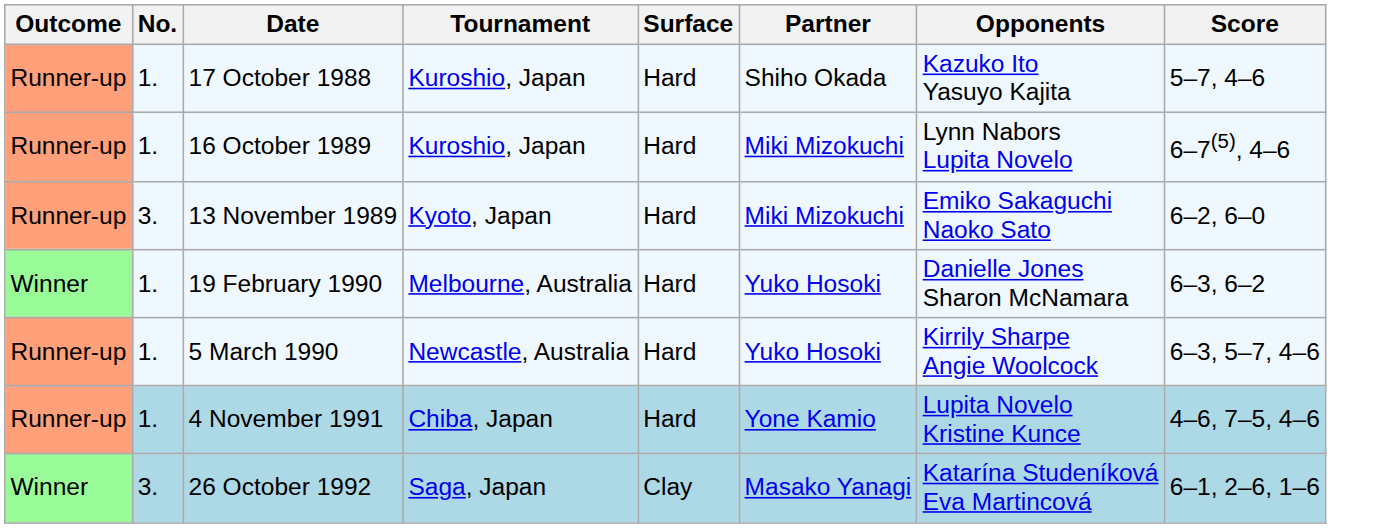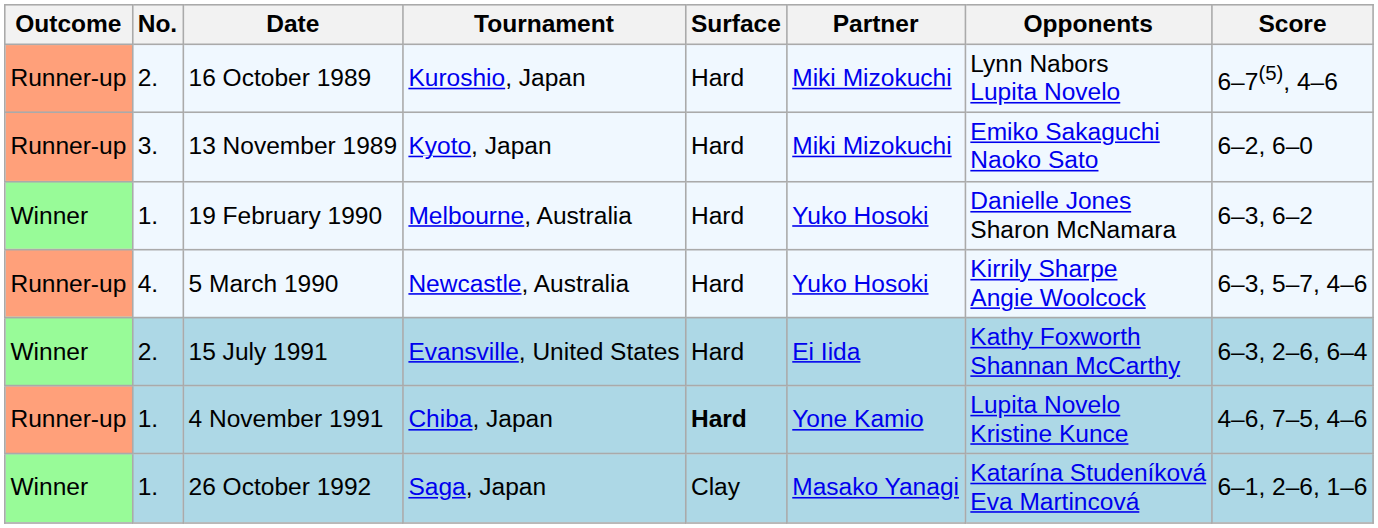- row: (280, 77)
(148, 146) 1. -> (148, 77) 2.
(148, 350) 1. -> (148, 282) 4.
+ row: (258, 350)
(670, 419) normal -> (719, 419) bold
(148, 487) 3. -> (148, 487) 1.
